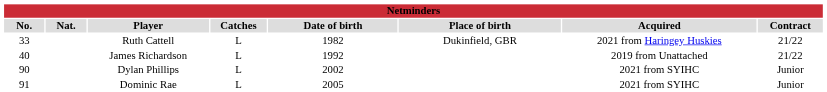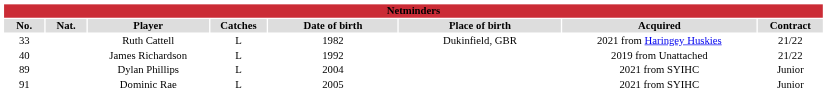(24, 70) 90 -> (24, 70) 89
(333, 70) 2002 -> (333, 70) 2004
